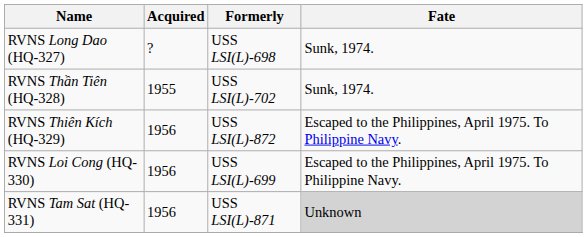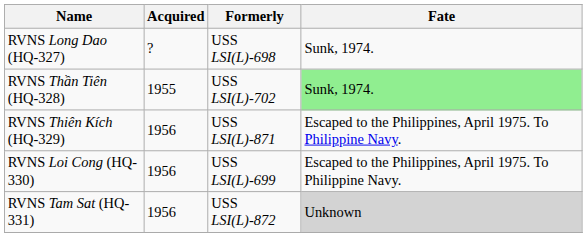(339, 89) no background -> (339, 89) lightgreen background
(243, 130) USS LSI(L)-872 -> (243, 130) USS LSI(L)-871
(243, 212) USS LSI(L)-871 -> (243, 212) USS LSI(L)-872
